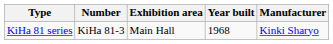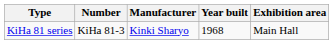columns swapped: (293, 13) <-> (166, 13)
